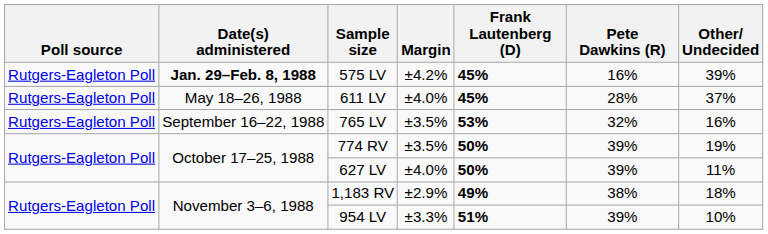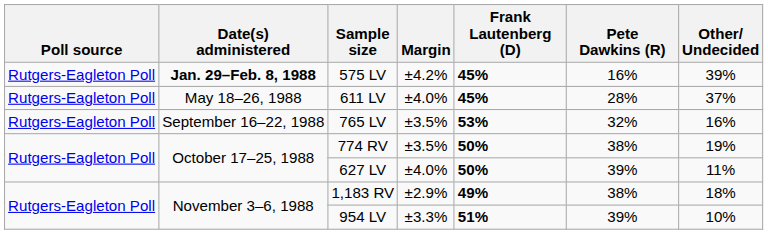(622, 146) 39% -> (622, 146) 38%
